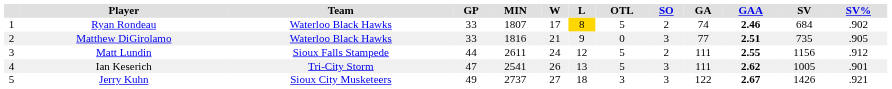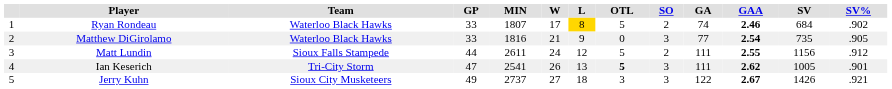(751, 38) 2.51 -> (751, 38) 2.54
(622, 66) normal -> (622, 66) bold
